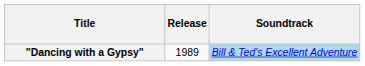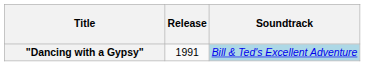(187, 52) 1989 -> (187, 52) 1991
